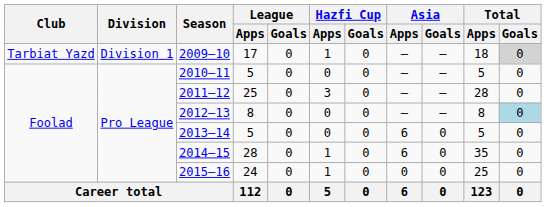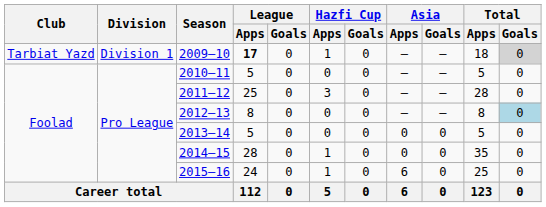(250, 54) normal -> (250, 54) bold
(404, 133) 6 -> (404, 133) 0
(404, 152) 6 -> (404, 152) 0
(404, 172) 0 -> (404, 172) 6
